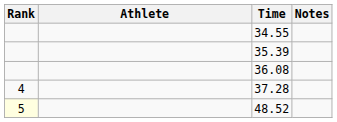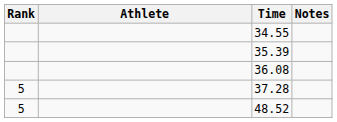(21, 89) 4 -> (21, 89) 5
(21, 108) lightyellow background -> (21, 108) no background
